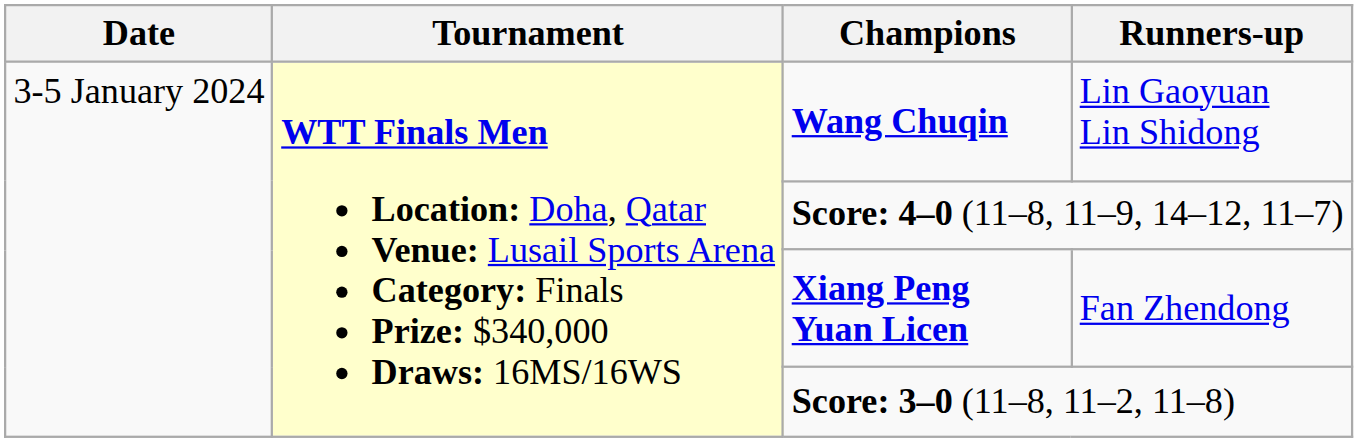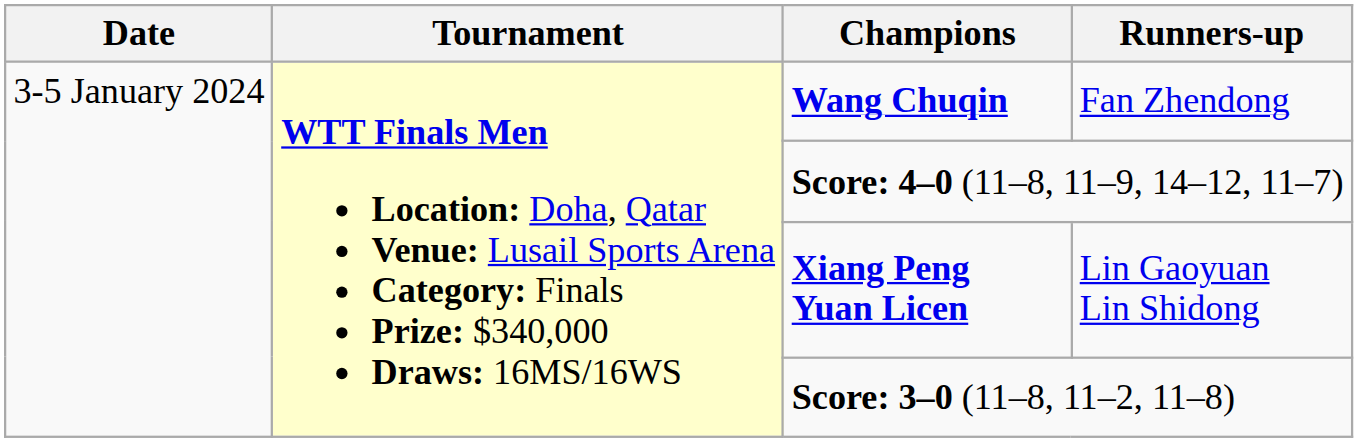(1175, 110) Lin Gaoyuan Lin Shidong -> (1185, 101) Fan Zhendong
(1185, 307) Fan Zhendong -> (1175, 288) Lin Gaoyuan Lin Shidong
